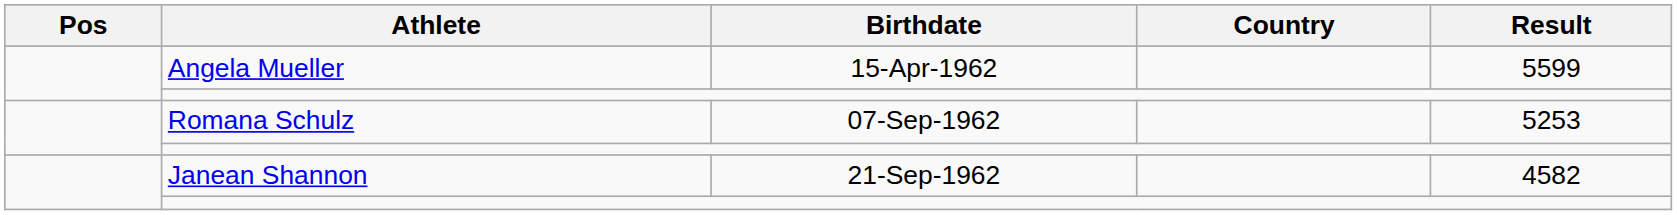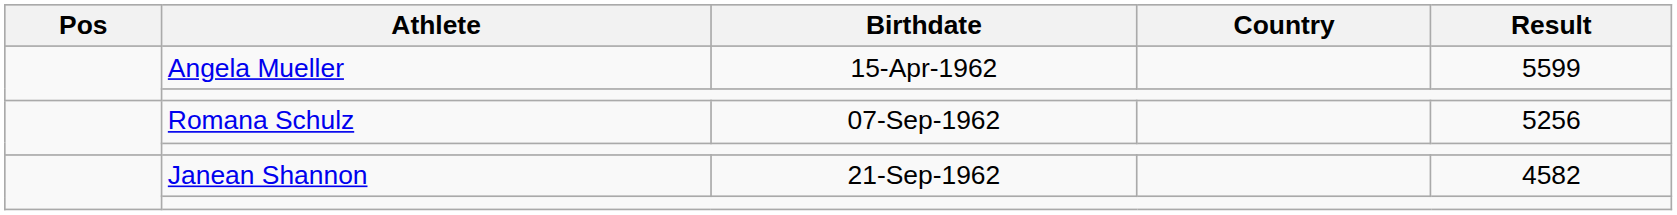(1551, 121) 5253 -> (1551, 121) 5256
